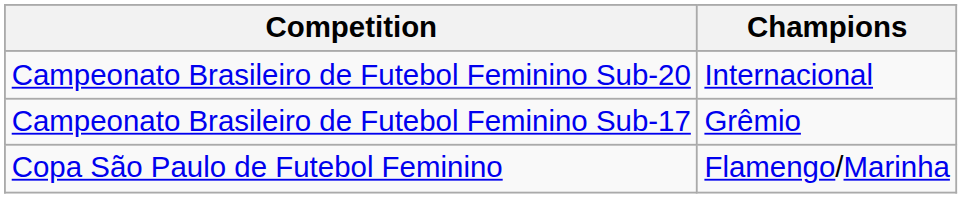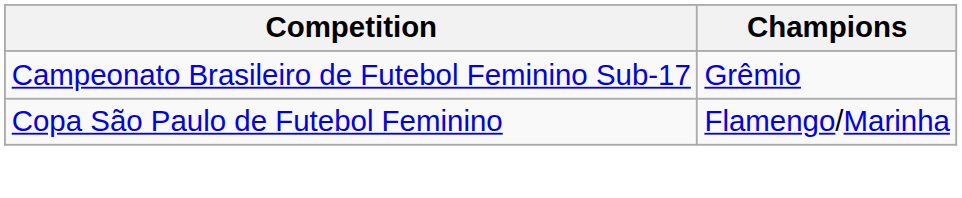- row: (351, 74)
